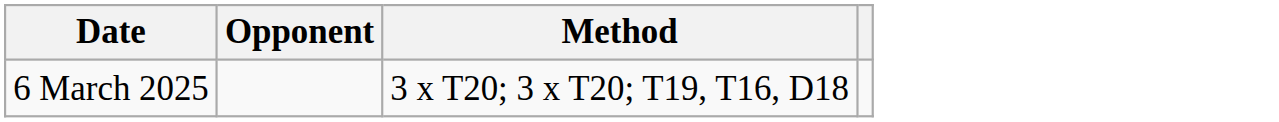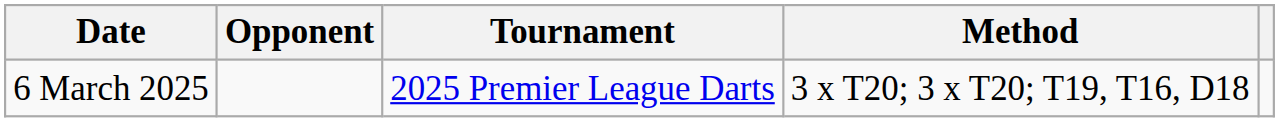+ column: (583, 32)
